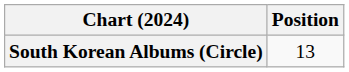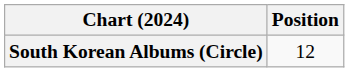(305, 50) 13 -> (305, 50) 12
